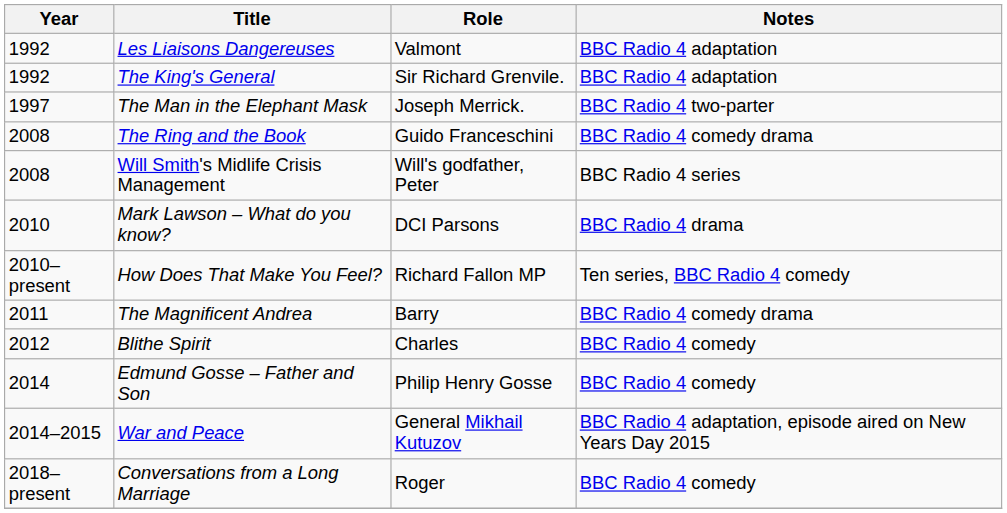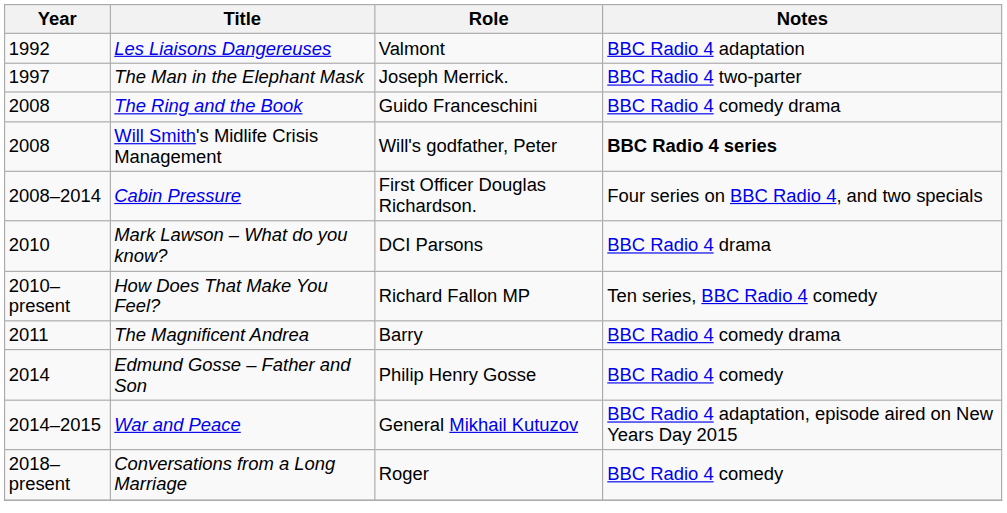- row: (196, 77)
(660, 175) normal -> (692, 146) bold
+ row: (178, 196)
- row: (164, 343)
